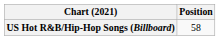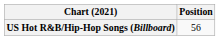(196, 27) 58 -> (196, 27) 56
